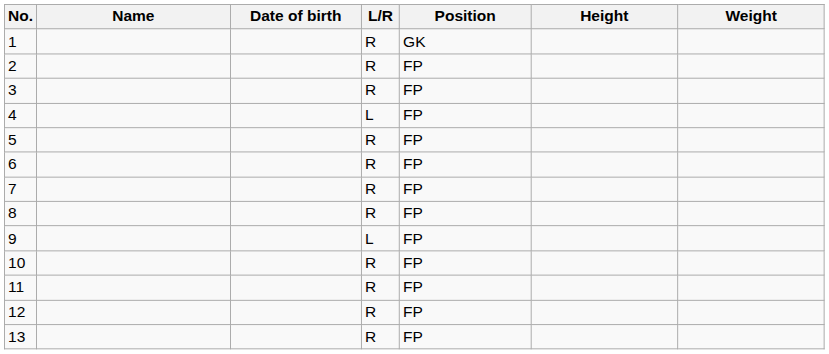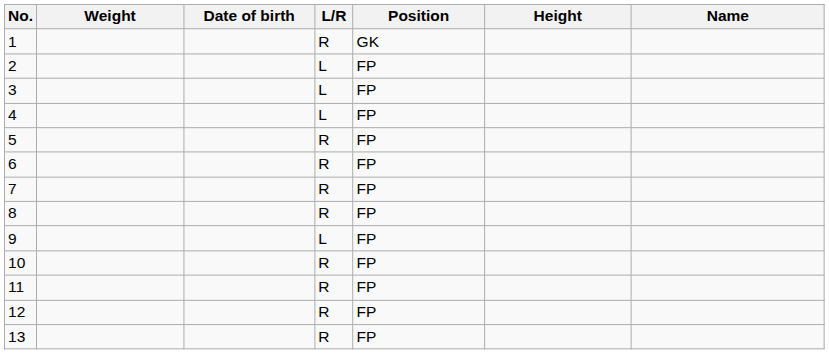columns swapped: (133, 16) <-> (751, 16)
(371, 66) R -> (323, 66) L
(371, 90) R -> (323, 90) L
